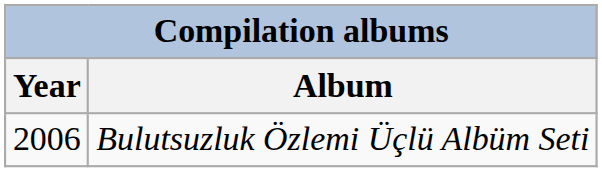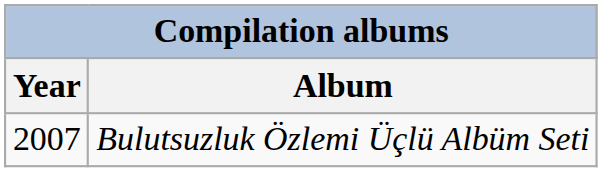(47, 138) 2006 -> (47, 138) 2007
